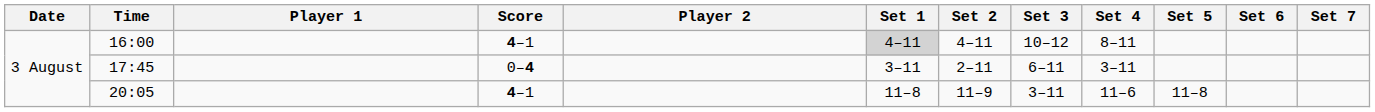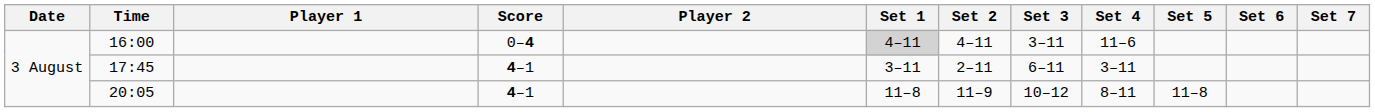(520, 42) 4–1 -> (520, 42) 0–4
(1046, 42) 10–12 -> (1046, 42) 3–11
(1118, 42) 8–11 -> (1118, 42) 11–6
(520, 68) 0–4 -> (520, 68) 4–1
(1046, 93) 3–11 -> (1046, 93) 10–12
(1118, 93) 11–6 -> (1118, 93) 8–11
